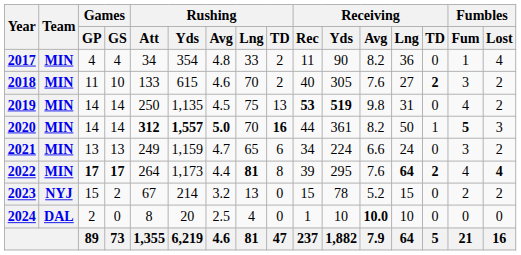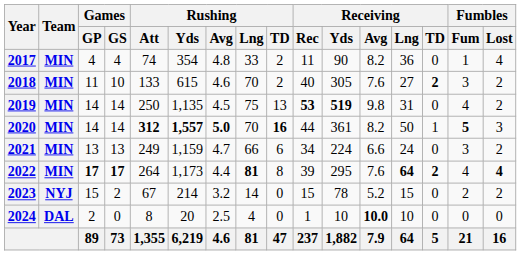(149, 60) 34 -> (149, 60) 74
(251, 149) 65 -> (251, 149) 66
(251, 194) 13 -> (251, 194) 14
